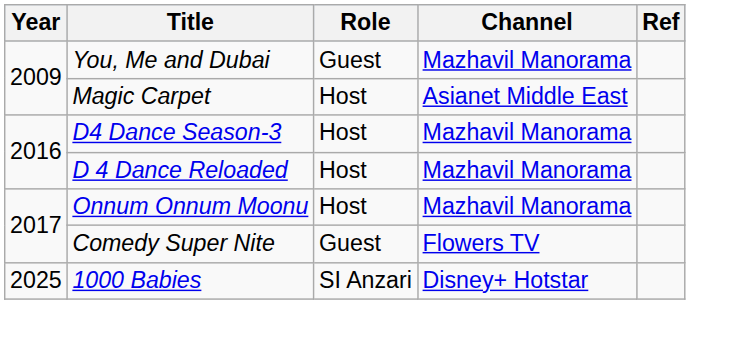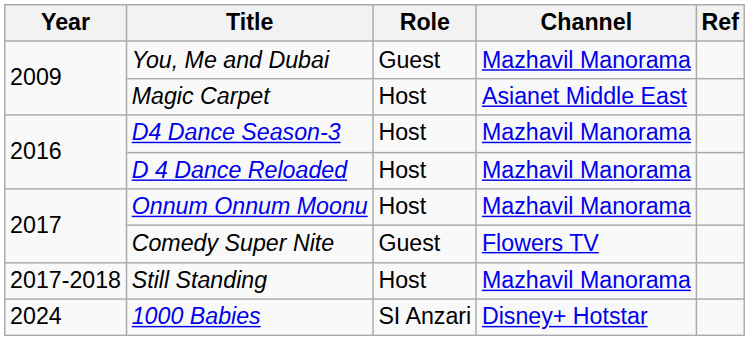+ row: (199, 280)
(36, 280) 2025 -> (36, 317) 2024
